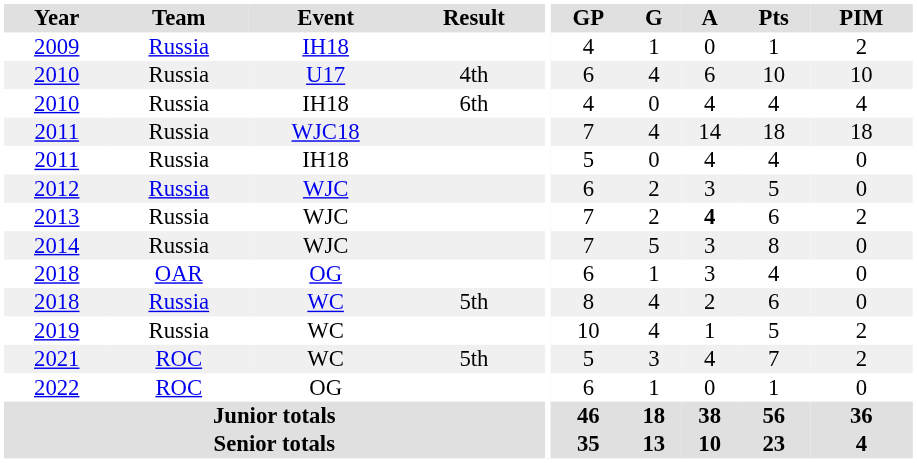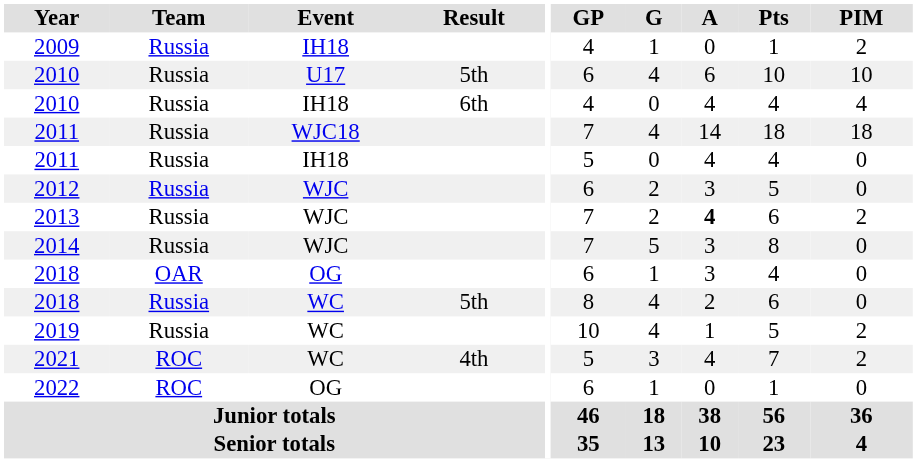(474, 74) 4th -> (474, 74) 5th
(474, 358) 5th -> (474, 358) 4th
